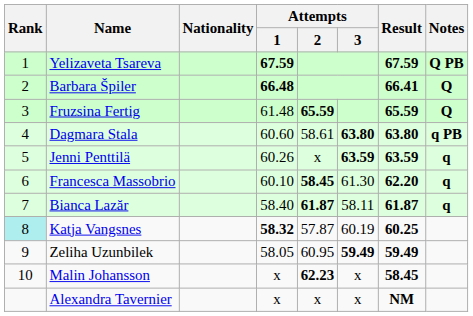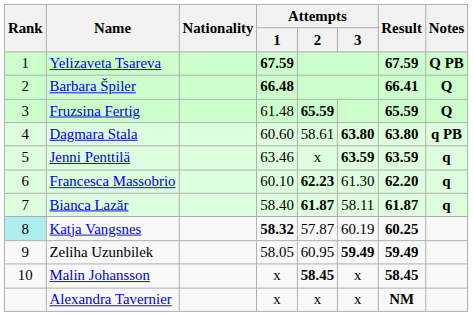(277, 157) 60.26 -> (277, 157) 63.46
(317, 181) 58.45 -> (317, 181) 62.23
(317, 275) 62.23 -> (317, 275) 58.45
